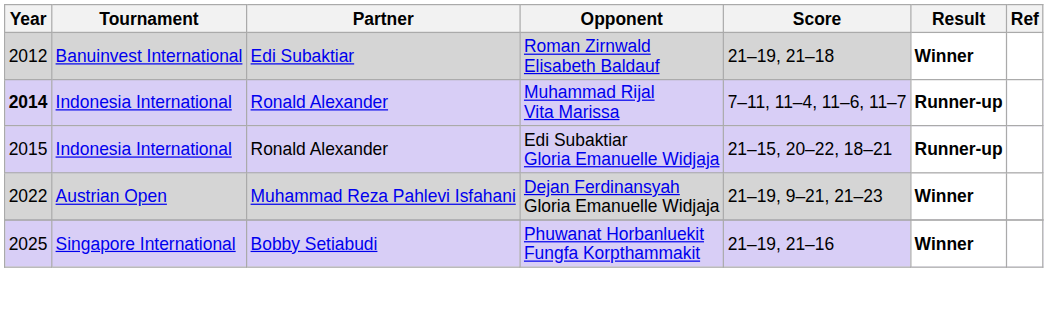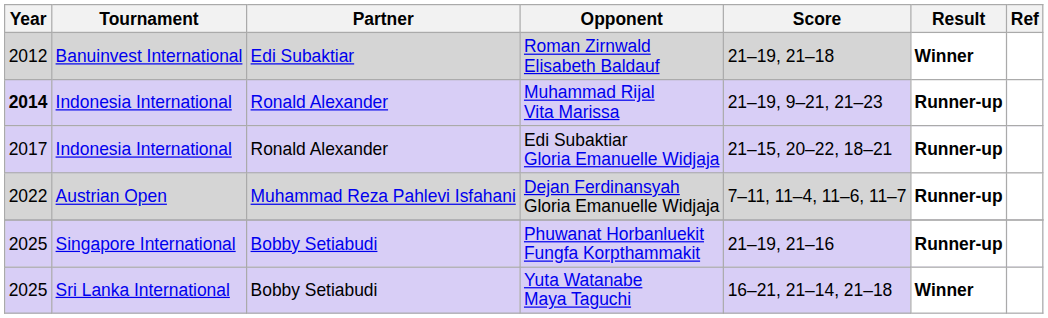(817, 103) 7–11, 11–4, 11–6, 11–7 -> (805, 103) 21–19, 9–21, 21–23
(28, 150) 2015 -> (28, 150) 2017
(805, 197) 21–19, 9–21, 21–23 -> (817, 197) 7–11, 11–4, 11–6, 11–7
(944, 197) Winner -> (959, 197) Runner-up
(944, 244) Winner -> (959, 244) Runner-up
+ row: (583, 290)
